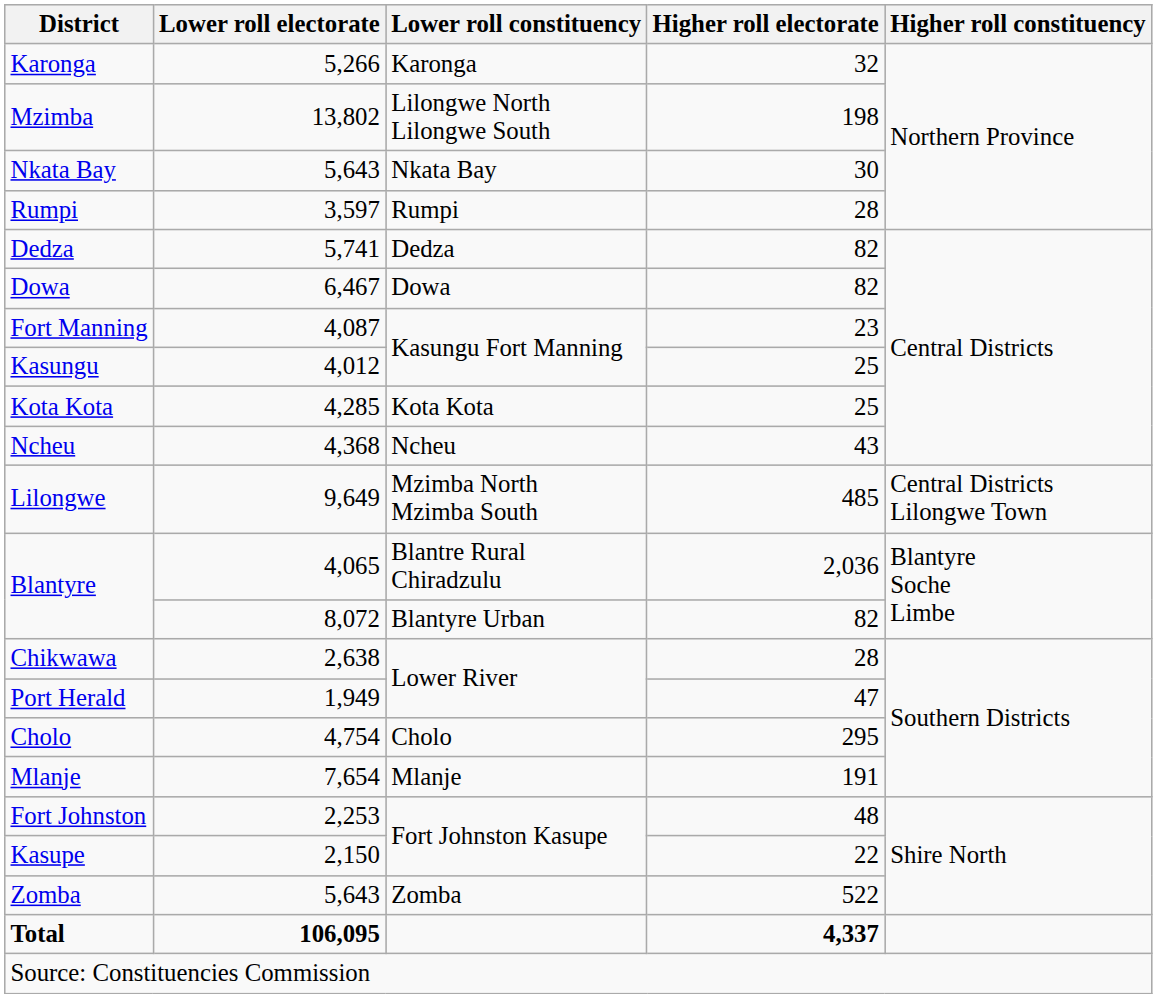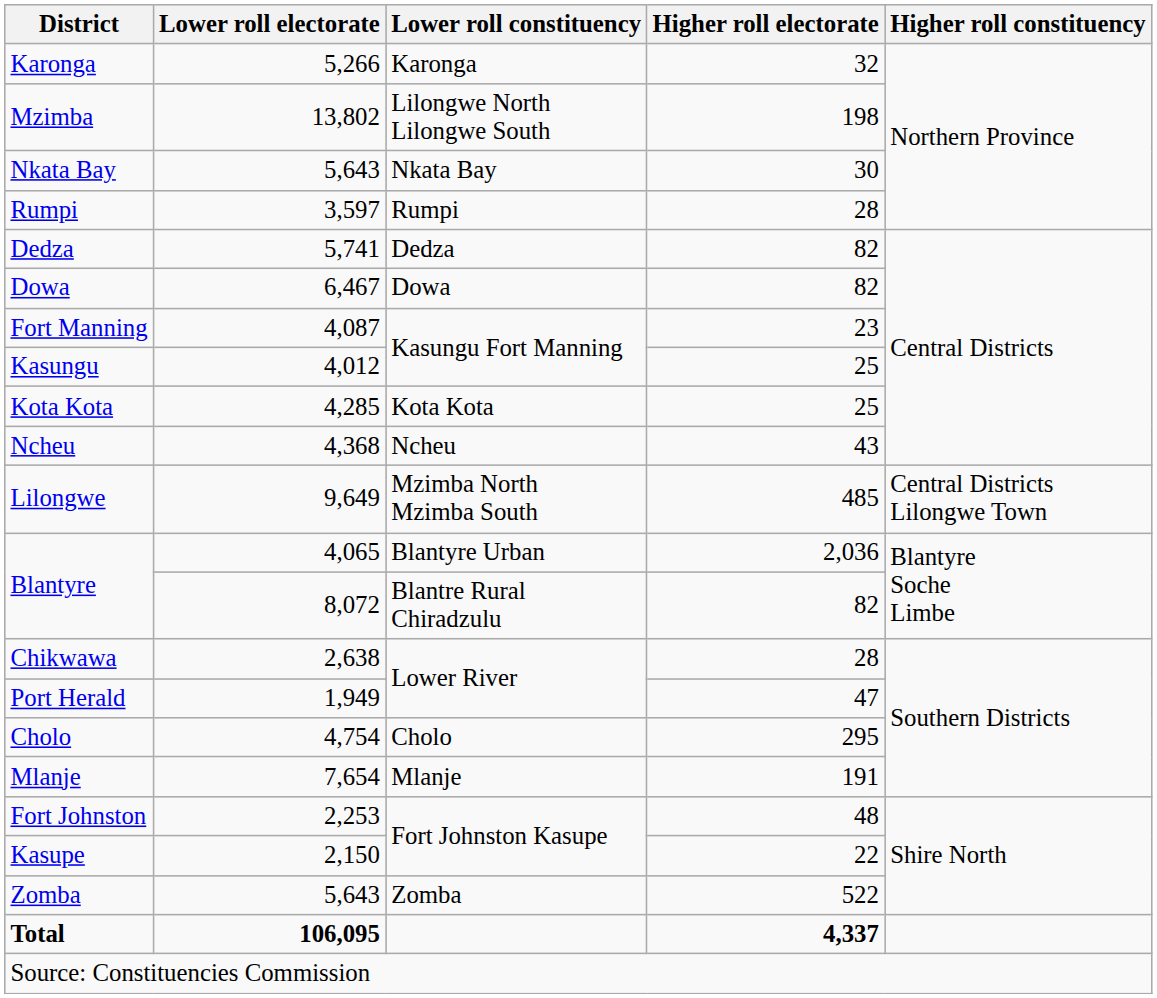(458, 565) Blantre Rural Chiradzulu -> (468, 551) Blantyre Urban
(468, 619) Blantyre Urban -> (458, 605) Blantre Rural Chiradzulu
